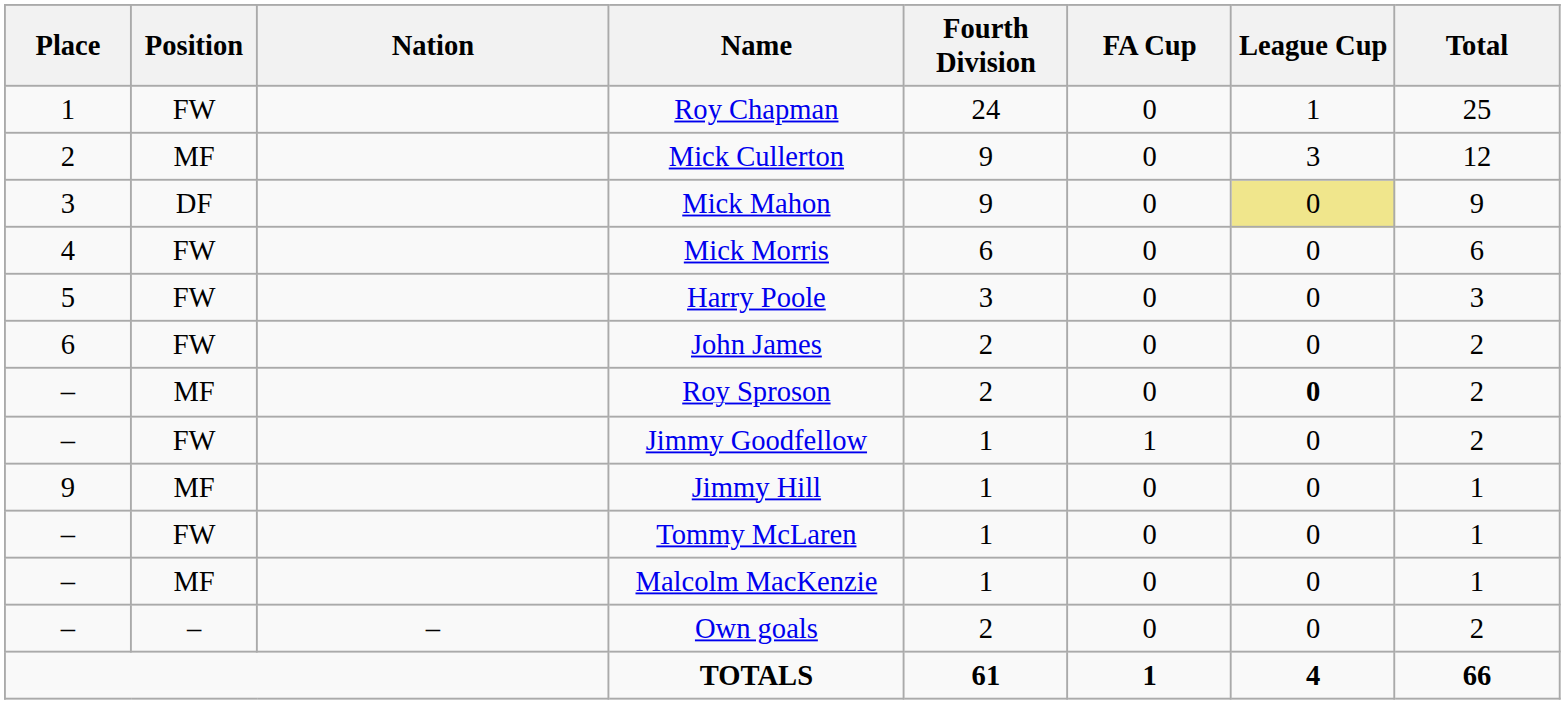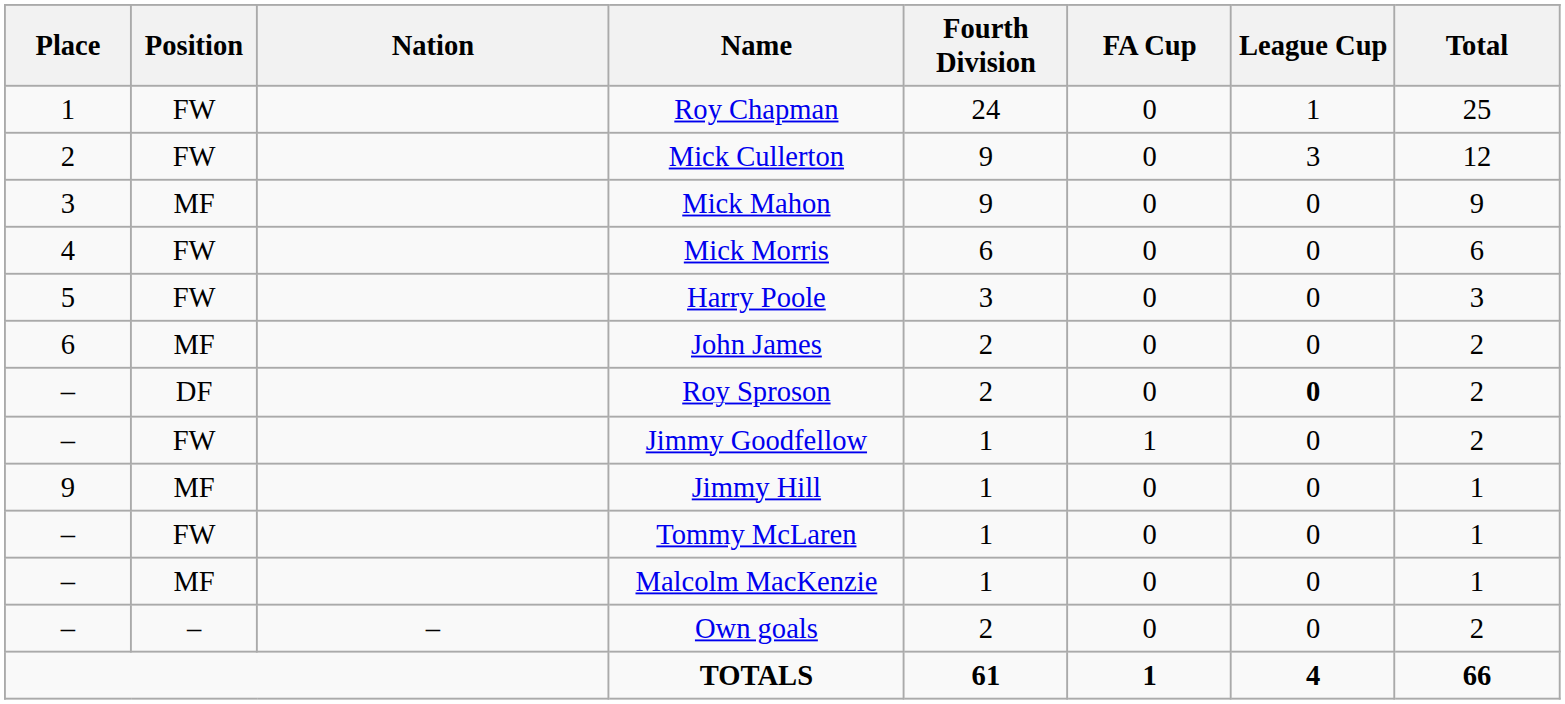(194, 156) MF -> (194, 156) FW
(194, 203) DF -> (194, 203) MF
(1313, 203) khaki background -> (1313, 203) no background
(194, 344) FW -> (194, 344) MF
(194, 391) MF -> (194, 391) DF
